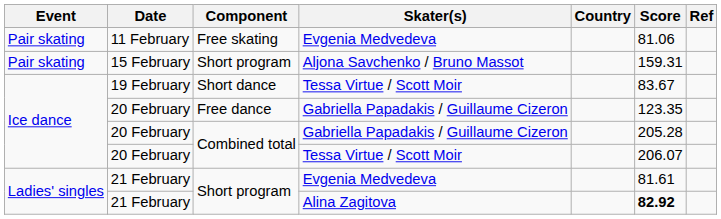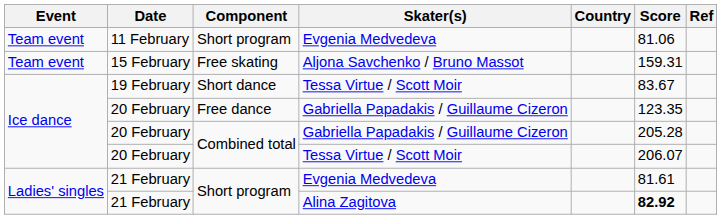(46, 39) Pair skating -> (46, 39) Team event
(237, 39) Free skating -> (244, 39) Short program
(46, 62) Pair skating -> (46, 62) Team event
(244, 62) Short program -> (237, 62) Free skating
